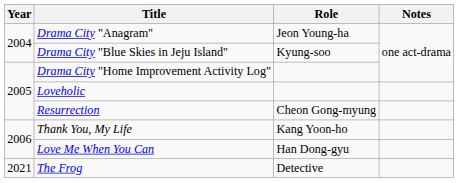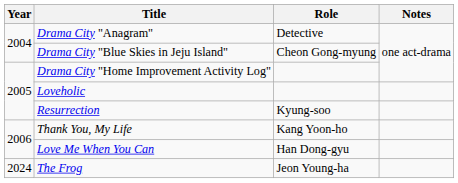(313, 33) Jeon Young-ha -> (300, 33) Detective
(304, 52) Kyung-soo -> (326, 52) Cheon Gong-myung
(326, 110) Cheon Gong-myung -> (304, 110) Kyung-soo
(19, 168) 2021 -> (19, 168) 2024
(300, 168) Detective -> (313, 168) Jeon Young-ha
